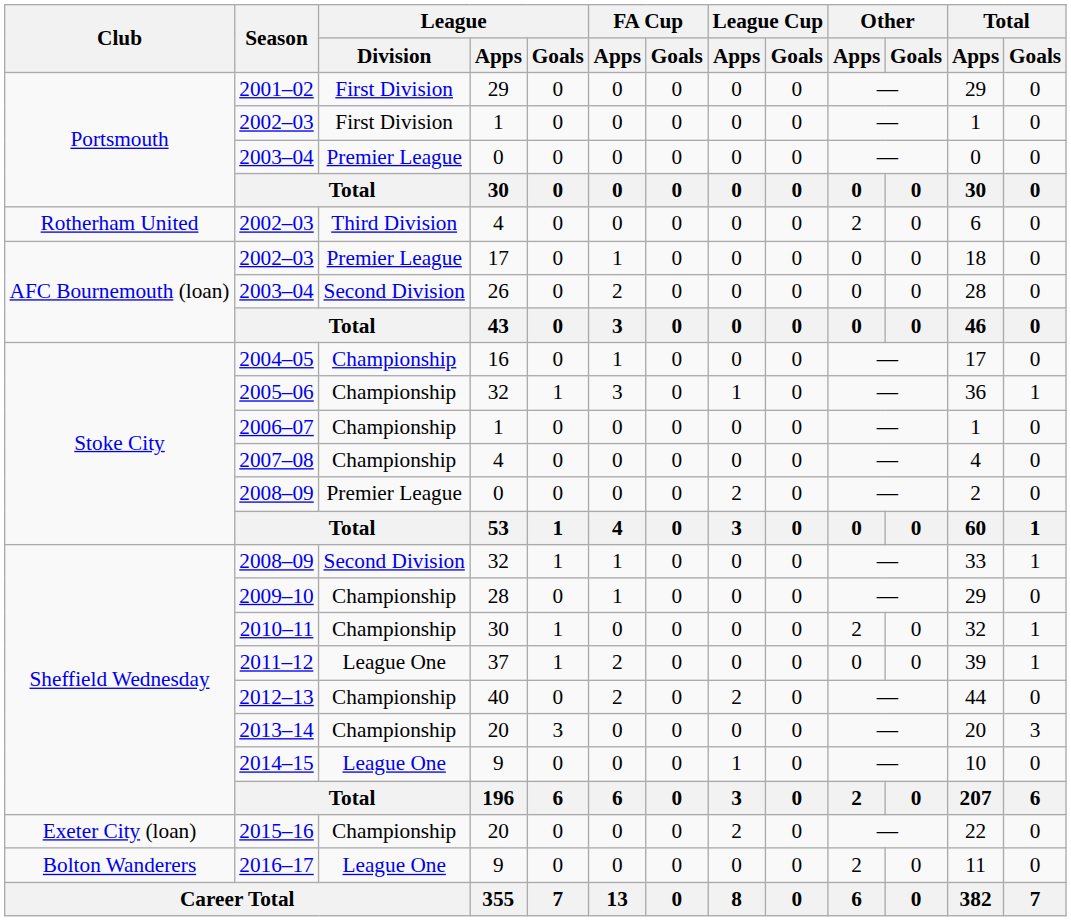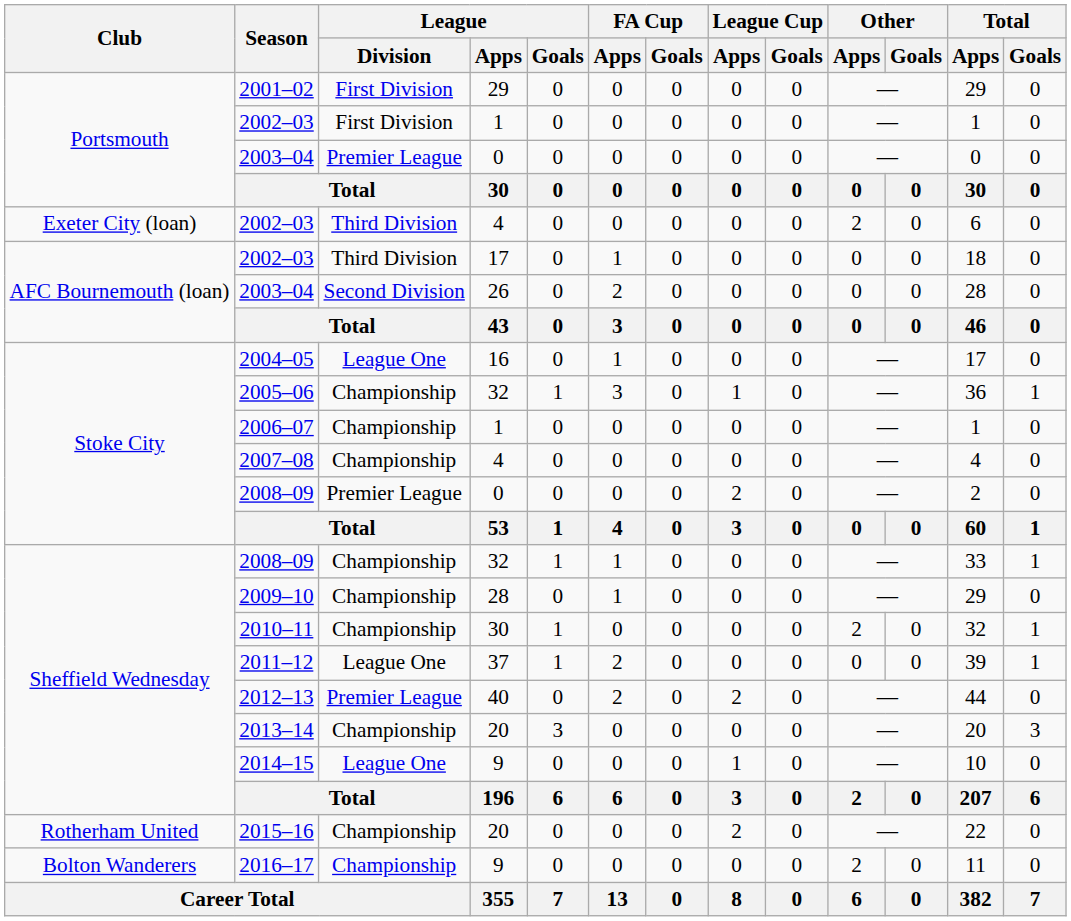(120, 223) Rotherham United -> (120, 223) Exeter City (loan)
(394, 257) Premier League -> (394, 257) Third Division
(394, 358) Championship -> (394, 358) League One
(394, 561) Second Division -> (394, 561) Championship
(394, 696) Championship -> (394, 696) Premier League
(120, 831) Exeter City (loan) -> (120, 831) Rotherham United
(394, 865) League One -> (394, 865) Championship
